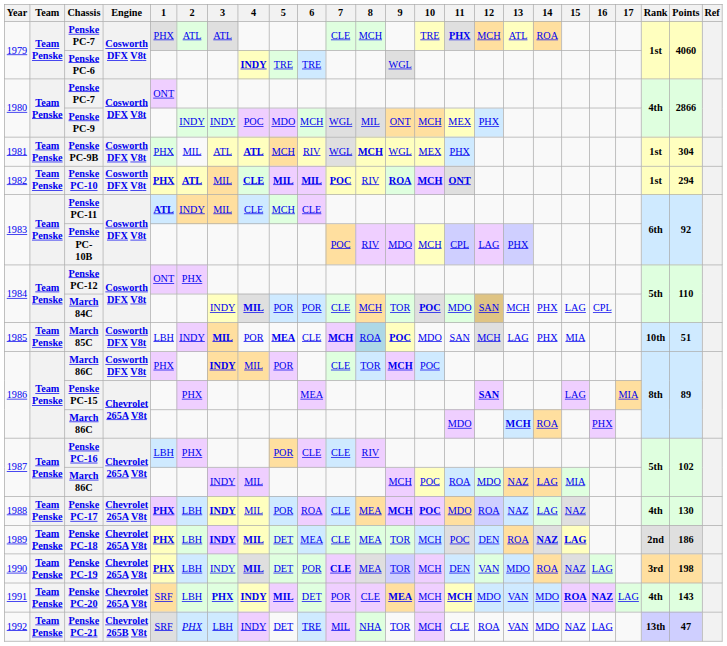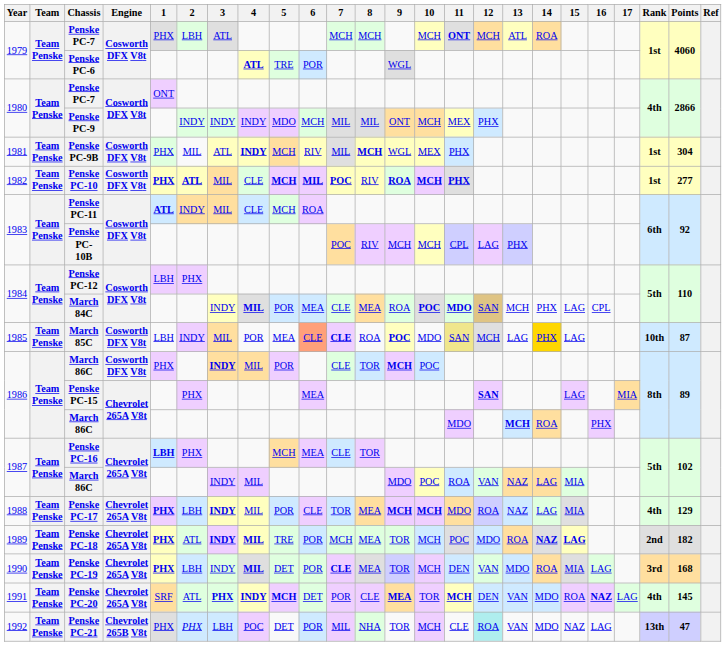(192, 36) ATL -> (192, 36) LBH
(341, 36) CLE -> (341, 36) MCH
(430, 36) TRE -> (429, 36) MCH
(460, 36) PHX -> (459, 36) ONT
(254, 65) INDY -> (254, 65) ATL
(312, 65) TRE -> (313, 65) POR
(254, 123) POC -> (254, 123) INDY
(341, 123) WGL -> (341, 123) MIL
(254, 151) ATL -> (254, 151) INDY
(341, 151) WGL -> (341, 151) MIL
(254, 180) bold -> (254, 180) normal
(283, 180) MIL -> (284, 180) MCH
(460, 180) ONT -> (459, 180) PHX
(686, 180) 294 -> (685, 180) 277
(312, 209) CLE -> (313, 209) ROA
(400, 244) MDO -> (400, 244) MCH
(164, 279) ONT -> (164, 279) LBH
(312, 308) POR -> (313, 308) MEA
(370, 308) MCH -> (370, 308) MEA
(400, 308) TOR -> (400, 308) ROA
(460, 308) normal -> (459, 308) bold
(223, 337) bold -> (223, 337) normal
(283, 337) bold -> (284, 337) normal
(312, 337) no background -> (313, 337) lightsalmon background
(341, 337) MCH -> (341, 337) CLE
(370, 337) lightblue background -> (370, 337) no background
(460, 337) no background -> (459, 337) khaki background
(547, 337) no background -> (547, 337) gold background
(575, 337) MIA -> (575, 337) LAG
(686, 337) 51 -> (685, 337) 87
(164, 453) normal -> (164, 453) bold
(283, 453) POR -> (284, 453) MCH
(312, 453) CLE -> (313, 453) MEA
(370, 453) RIV -> (370, 453) TOR
(400, 482) MCH -> (400, 482) MDO
(489, 482) MDO -> (488, 482) VAN
(312, 511) ROA -> (313, 511) CLE
(341, 511) CLE -> (341, 511) TOR
(430, 511) POC -> (429, 511) MCH
(575, 511) NAZ -> (575, 511) MIA
(686, 511) 130 -> (685, 511) 129
(192, 540) LBH -> (192, 540) ATL
(283, 540) DET -> (284, 540) TRE
(312, 540) MEA -> (313, 540) POR
(341, 540) CLE -> (341, 540) MCH
(489, 540) DEN -> (488, 540) MDO
(686, 540) 186 -> (685, 540) 182
(575, 569) NAZ -> (575, 569) MIA
(686, 569) 198 -> (685, 569) 168
(192, 598) LBH -> (192, 598) ATL
(283, 598) MIL -> (284, 598) MCH
(430, 598) MCH -> (429, 598) TOR
(489, 598) MDO -> (488, 598) DEN
(575, 598) bold -> (575, 598) normal
(686, 598) 143 -> (685, 598) 145
(164, 626) SRF -> (164, 626) PHX
(254, 626) INDY -> (254, 626) POC
(312, 626) TRE -> (313, 626) POR
(489, 626) no background -> (488, 626) paleturquoise background
